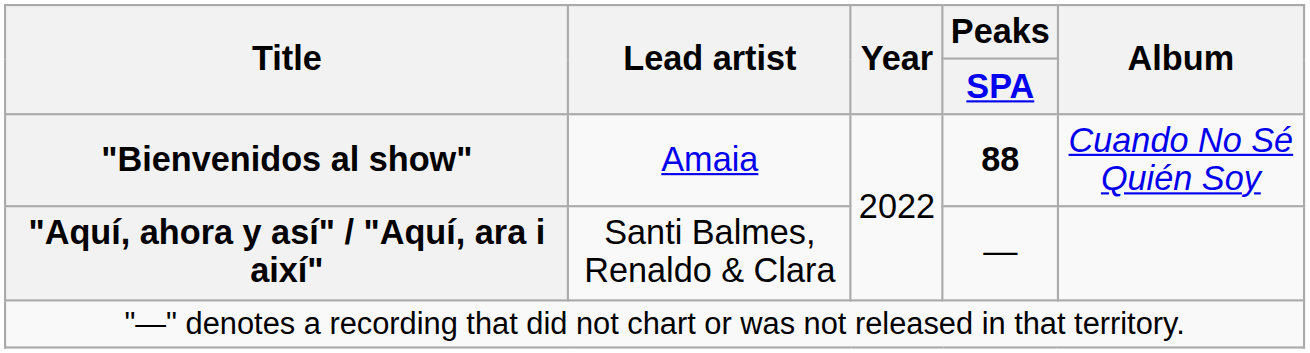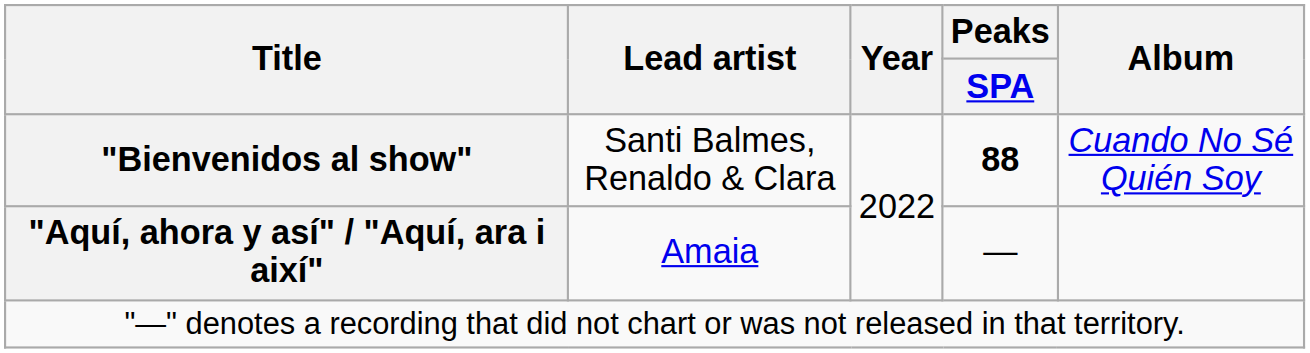(710, 159) Amaia -> (710, 159) Santi Balmes, Renaldo & Clara
(710, 252) Santi Balmes, Renaldo & Clara -> (710, 252) Amaia
